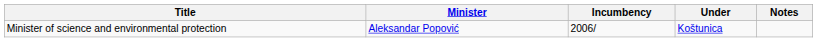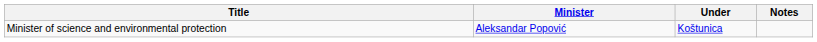- column: (622, 12)
